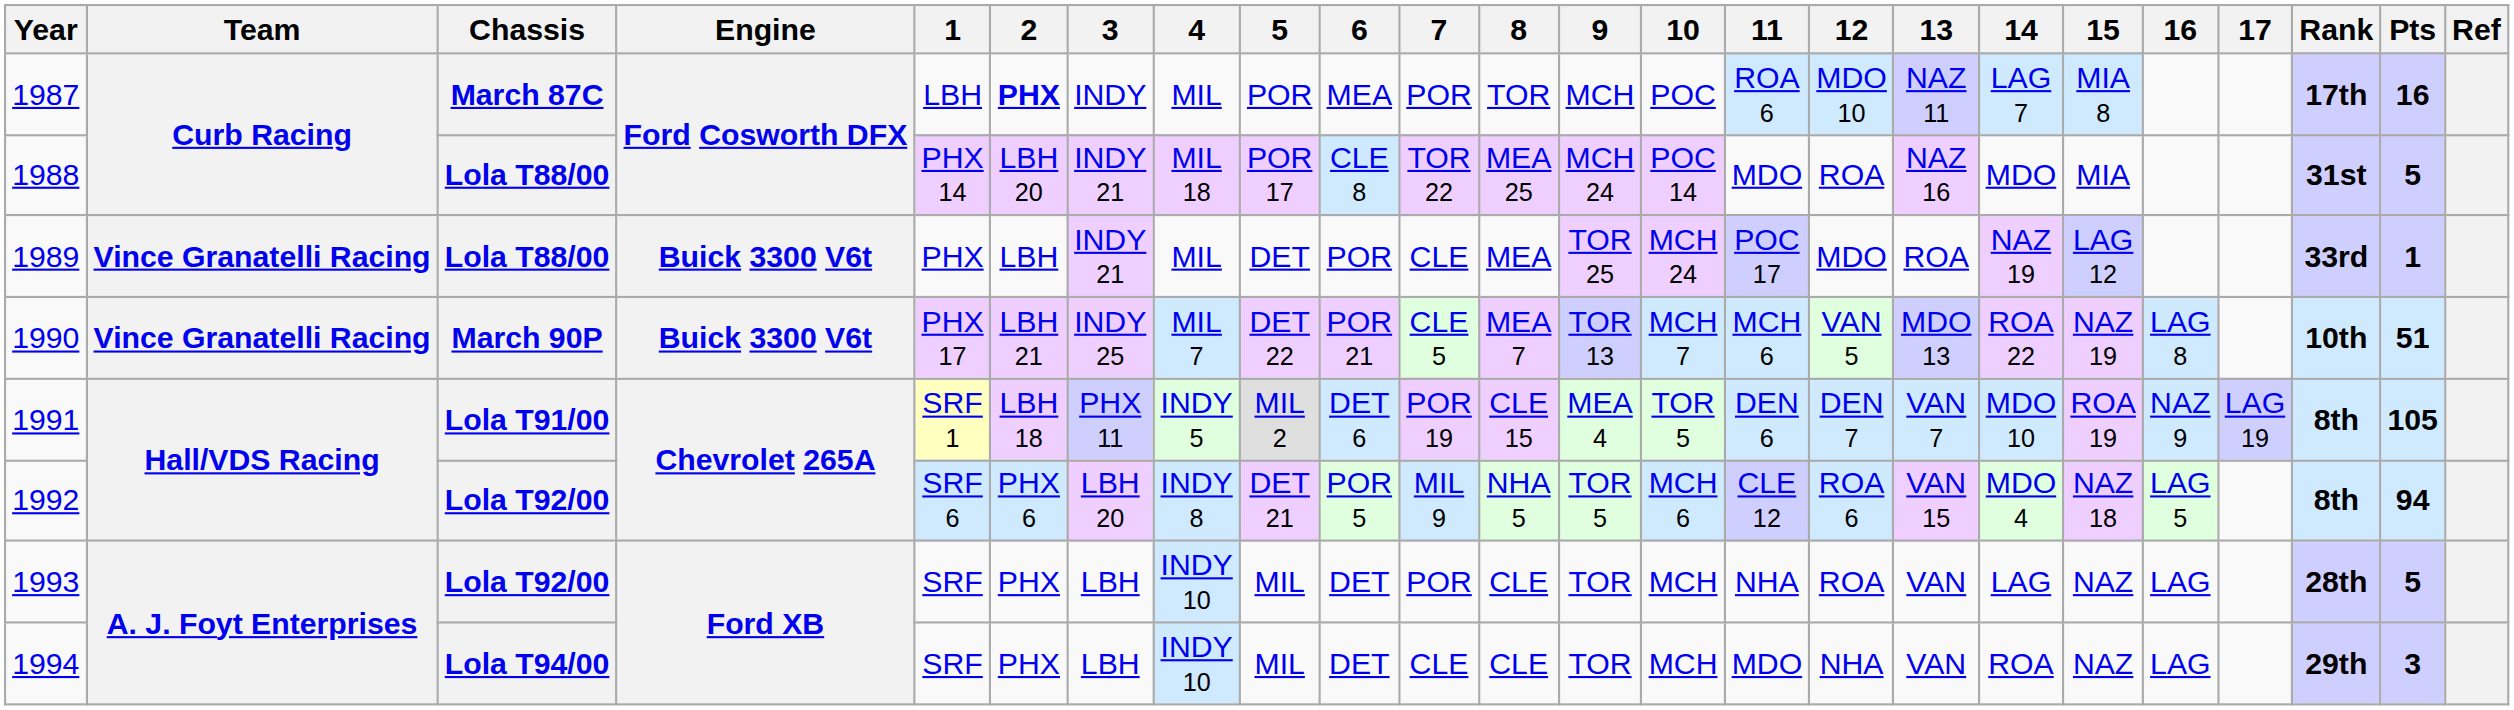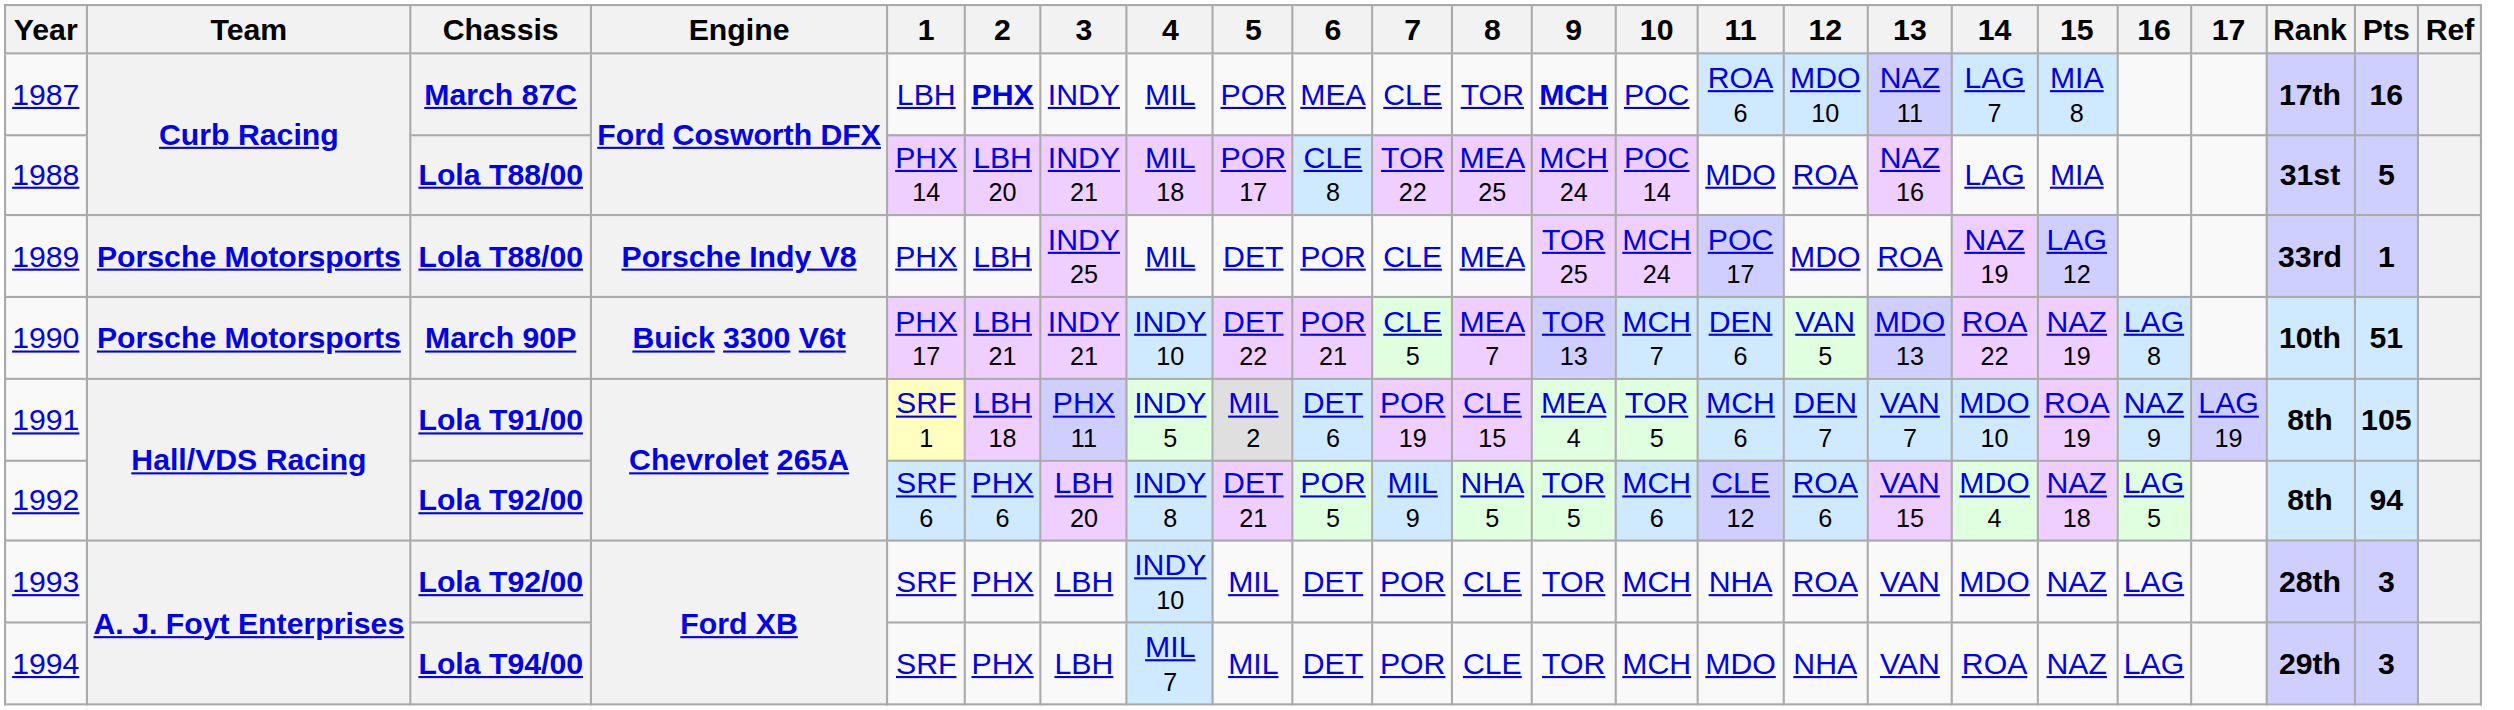(1439, 94) POR -> (1413, 94) CLE
(1600, 94) normal -> (1574, 94) bold
(2021, 175) MDO -> (1995, 175) LAG
(262, 257) Vince Granatelli Racing -> (249, 257) Porsche Motorsports
(765, 257) Buick 3300 V6t -> (739, 257) Porsche Indy V8
(1110, 257) INDY 21 -> (1084, 257) INDY 25
(262, 338) Vince Granatelli Racing -> (249, 338) Porsche Motorsports
(1110, 338) INDY 25 -> (1084, 338) INDY 21
(1197, 338) MIL 7 -> (1170, 338) INDY 10
(1767, 338) MCH 6 -> (1741, 338) DEN 6
(1767, 419) DEN 6 -> (1741, 419) MCH 6
(2021, 582) LAG -> (1995, 582) MDO
(2413, 582) 5 -> (2386, 582) 3
(1197, 664) INDY 10 -> (1170, 664) MIL 7
(1439, 664) CLE -> (1413, 664) POR
